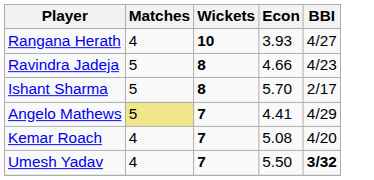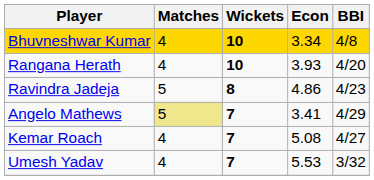+ row: (79, 41)
(322, 41) 4/27 -> (351, 65) 4/20
(277, 65) 4.66 -> (306, 89) 4.86
- row: (58, 89)
(277, 114) 4.41 -> (306, 114) 3.41
(322, 138) 4/20 -> (351, 138) 4/27
(277, 162) 5.50 -> (306, 162) 5.53
(322, 162) bold -> (351, 162) normal
